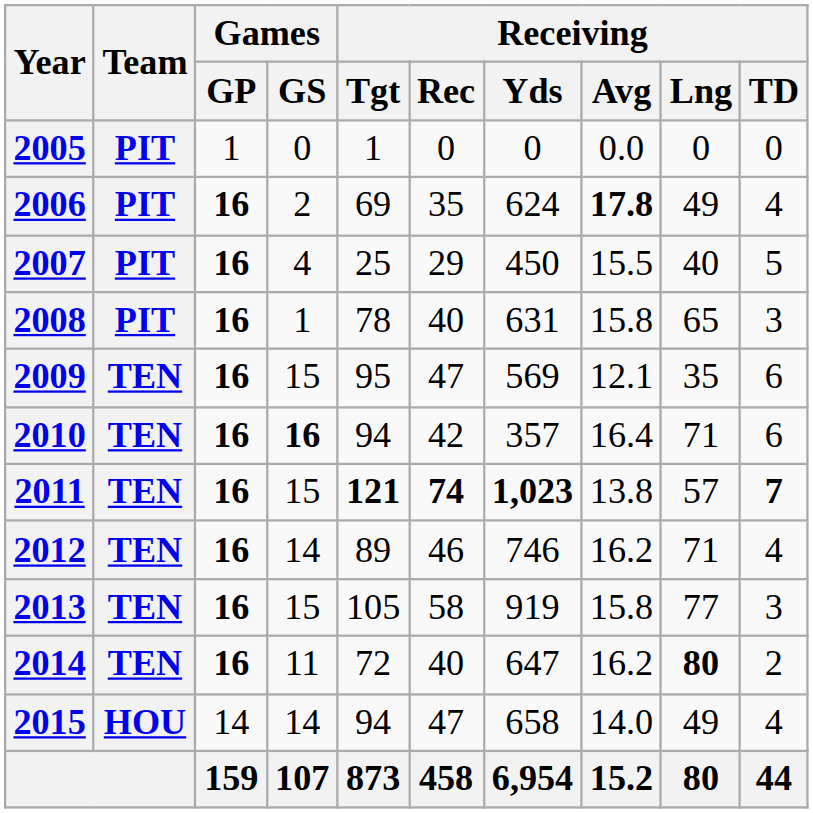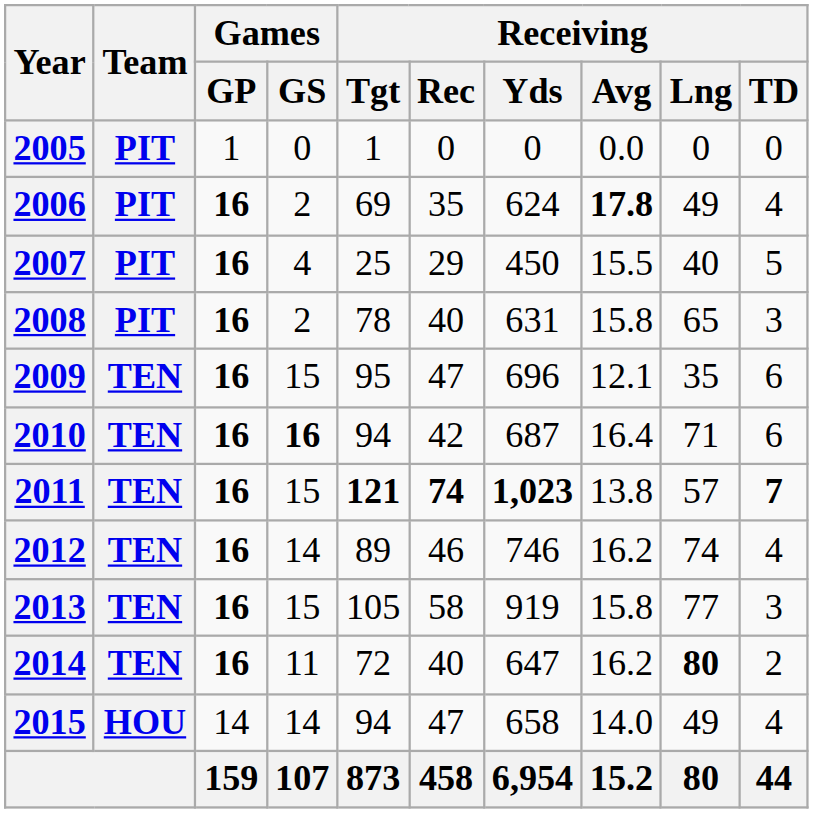(302, 319) 1 -> (302, 319) 2
(532, 377) 569 -> (532, 377) 696
(532, 434) 357 -> (532, 434) 687
(701, 549) 71 -> (701, 549) 74
